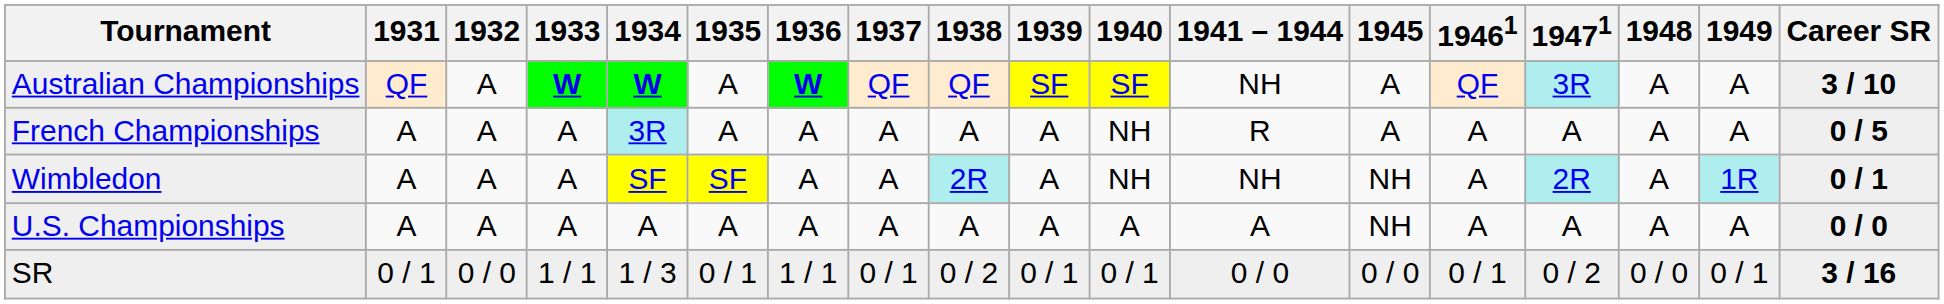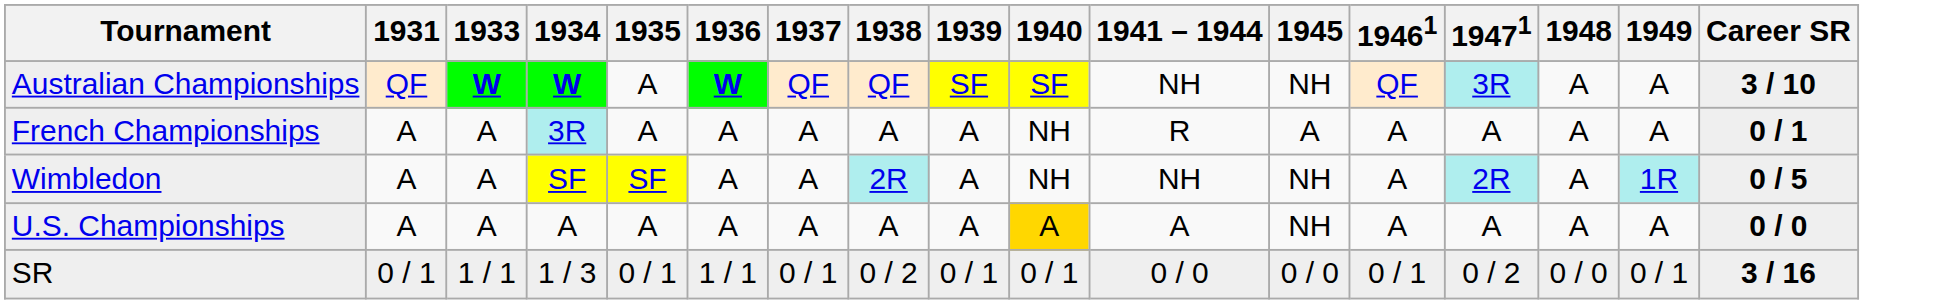- column: (487, 32)
(1390, 83) A -> (1310, 83) NH
(1859, 131) 0 / 5 -> (1778, 131) 0 / 1
(1859, 178) 0 / 1 -> (1778, 178) 0 / 5
(1130, 226) no background -> (1049, 226) gold background
